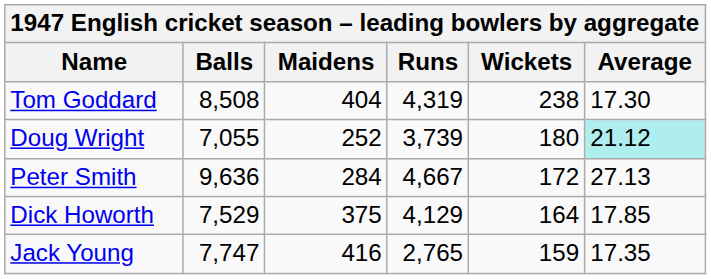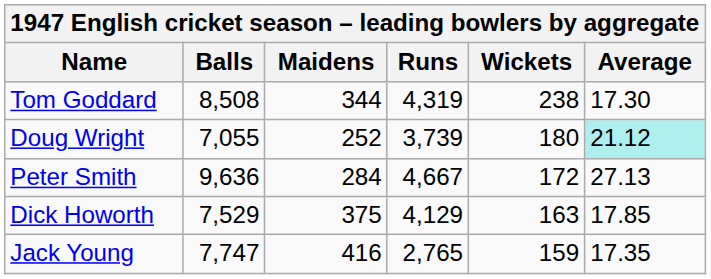(362, 100) 404 -> (362, 100) 344
(559, 215) 164 -> (559, 215) 163
